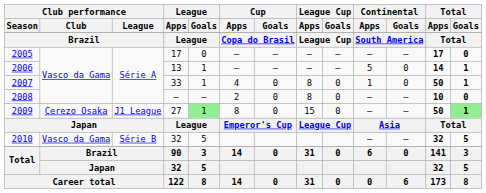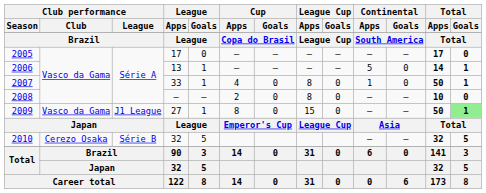(76, 111) Cerezo Osaka -> (76, 111) Vasco da Gama
(204, 111) lightgreen background -> (204, 111) no background
(76, 139) Vasco da Gama -> (76, 139) Cerezo Osaka
